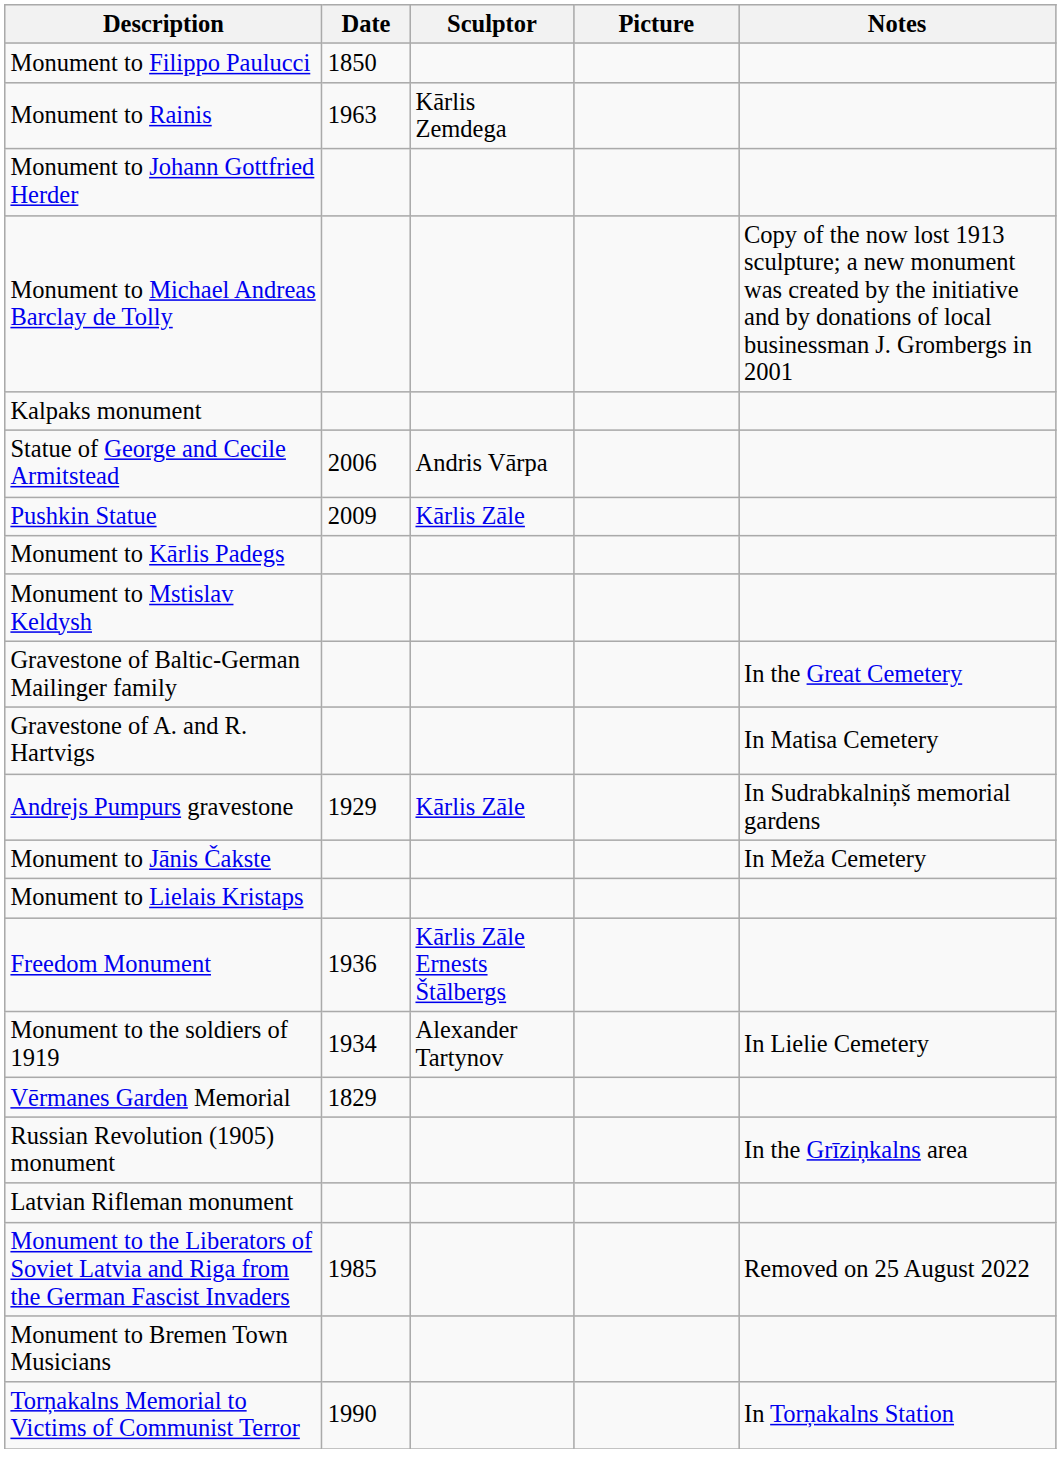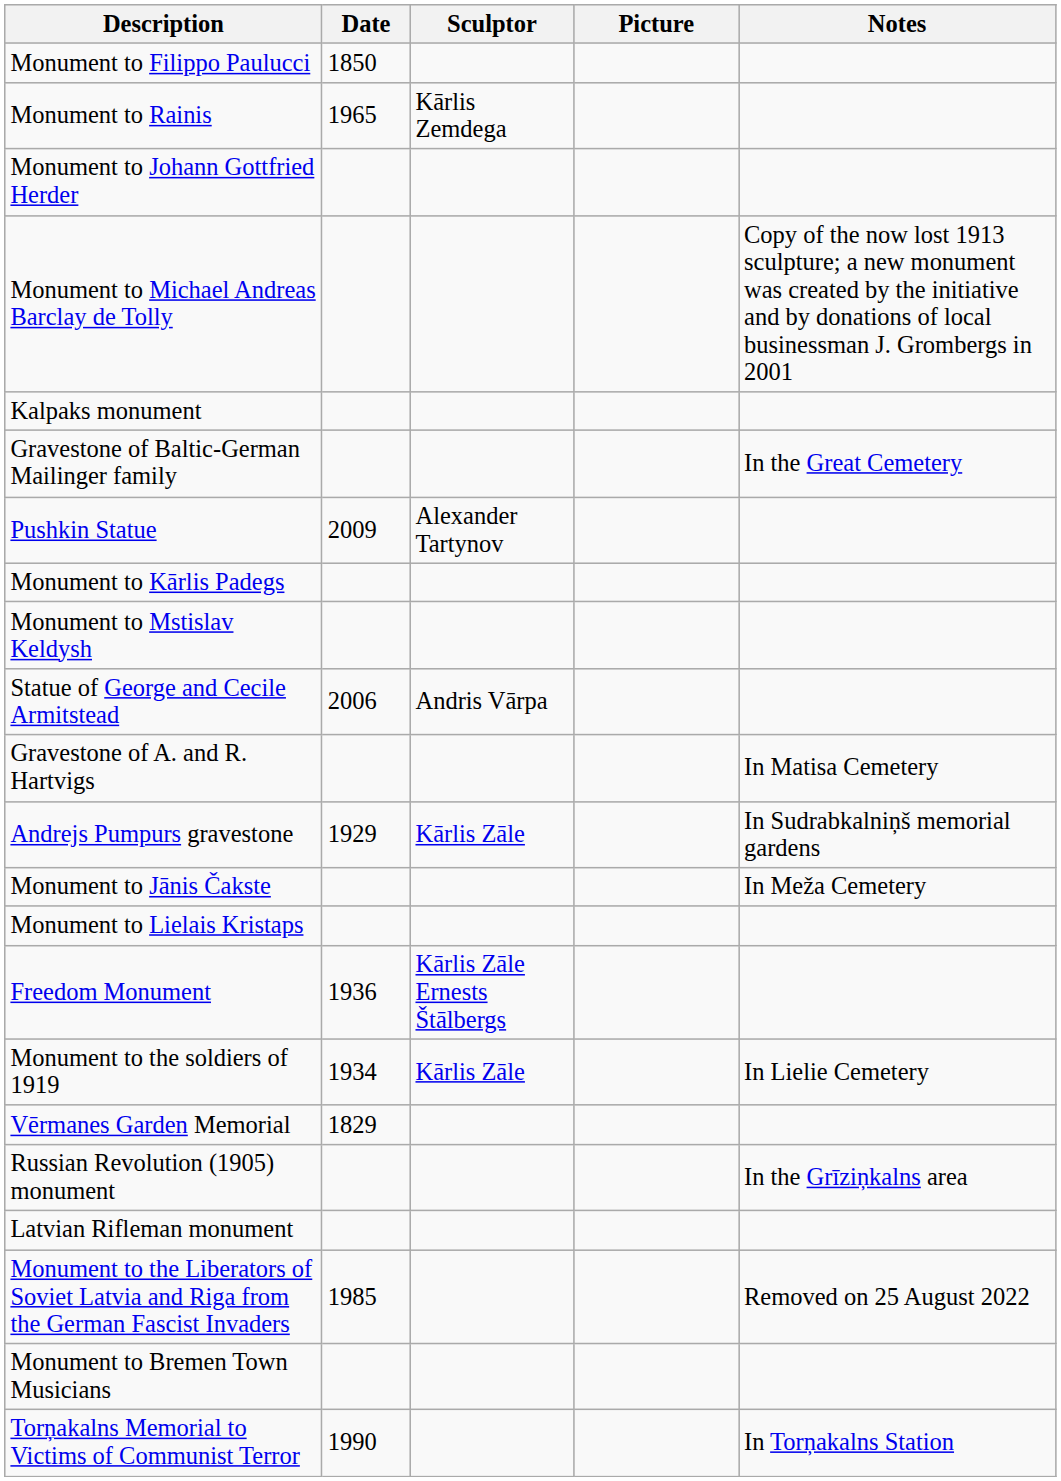(352, 115) 1963 -> (352, 115) 1965
rows swapped: (148, 463) <-> (155, 673)
(470, 515) Kārlis Zāle -> (466, 529) Alexander Tartynov
(466, 1044) Alexander Tartynov -> (470, 1071) Kārlis Zāle
